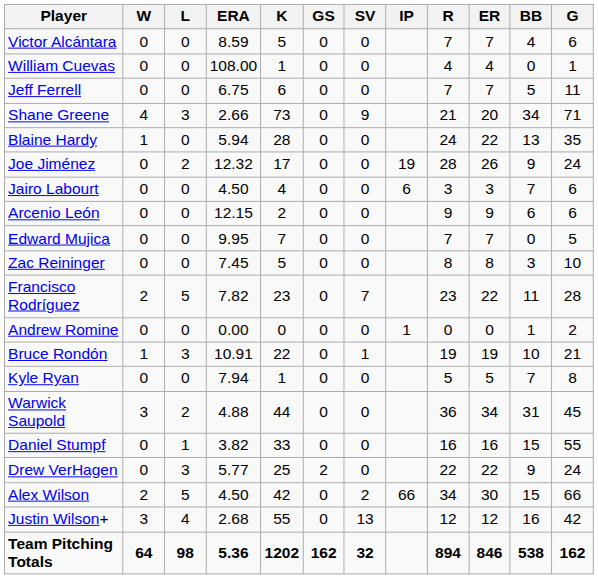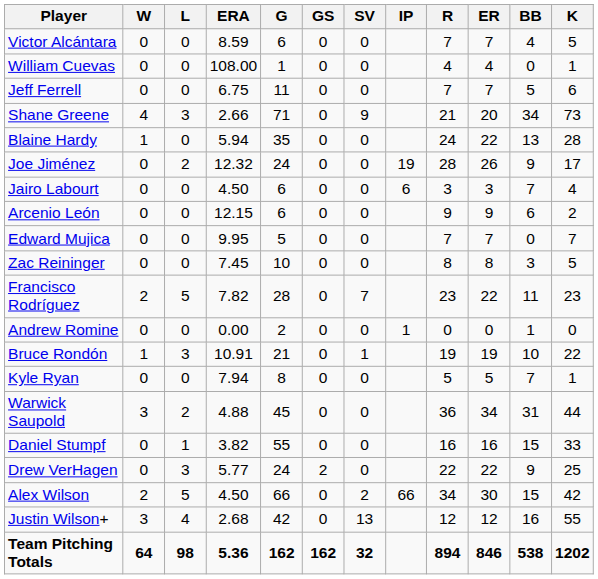columns swapped: (573, 16) <-> (282, 16)
